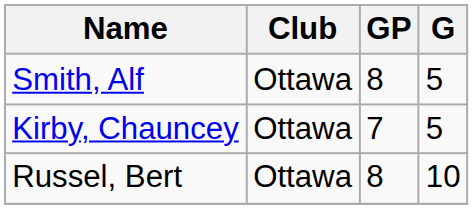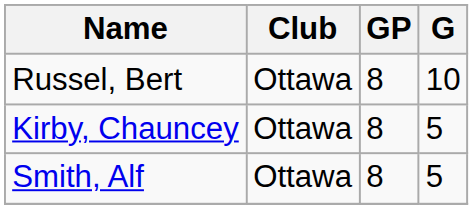rows swapped: (97, 177) <-> (78, 78)
(375, 128) 7 -> (375, 128) 8
